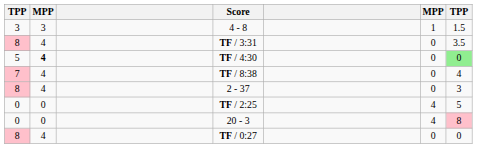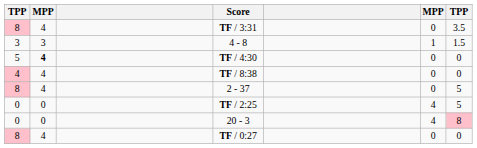rows swapped: (238, 27) <-> (238, 43)
(459, 58) lightgreen background -> (459, 58) no background
(17, 74) 7 -> (17, 74) 4
(459, 74) 4 -> (459, 74) 0
(459, 89) 3 -> (459, 89) 5
